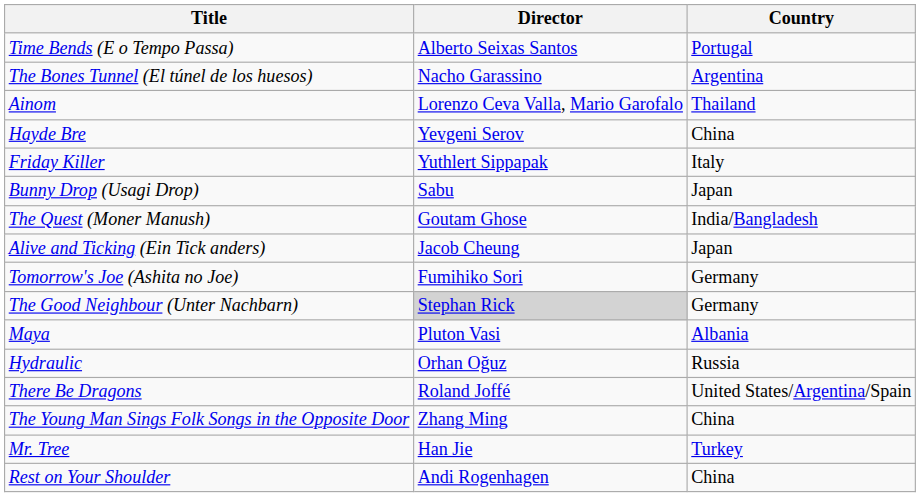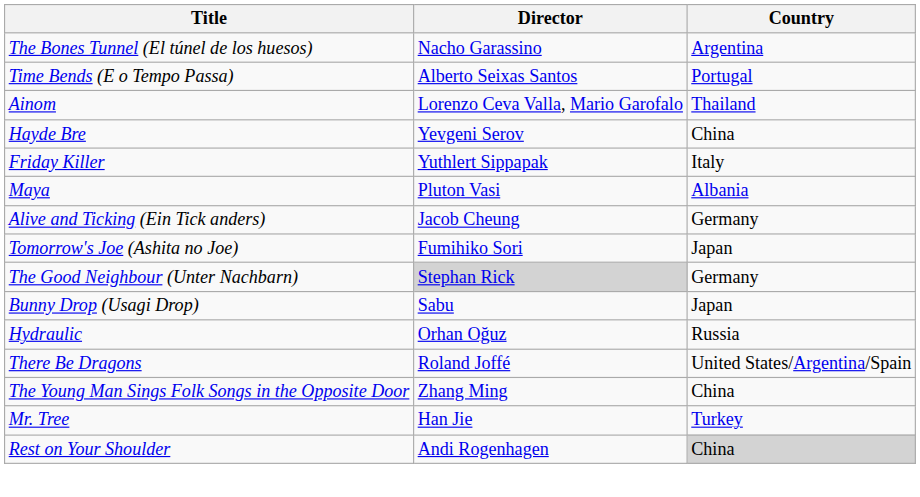rows swapped: (161, 76) <-> (121, 47)
rows swapped: (104, 190) <-> (29, 334)
- row: (109, 219)
(712, 248) Japan -> (725, 219) Germany
(725, 276) Germany -> (712, 248) Japan
(713, 477) no background -> (713, 448) lightgrey background
